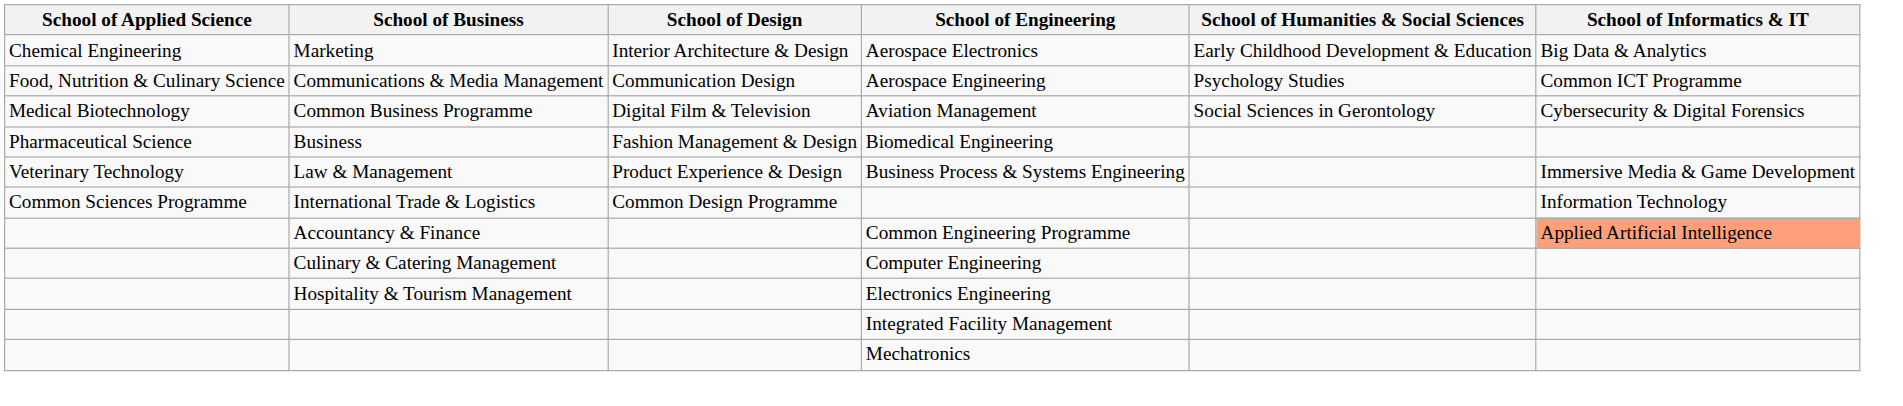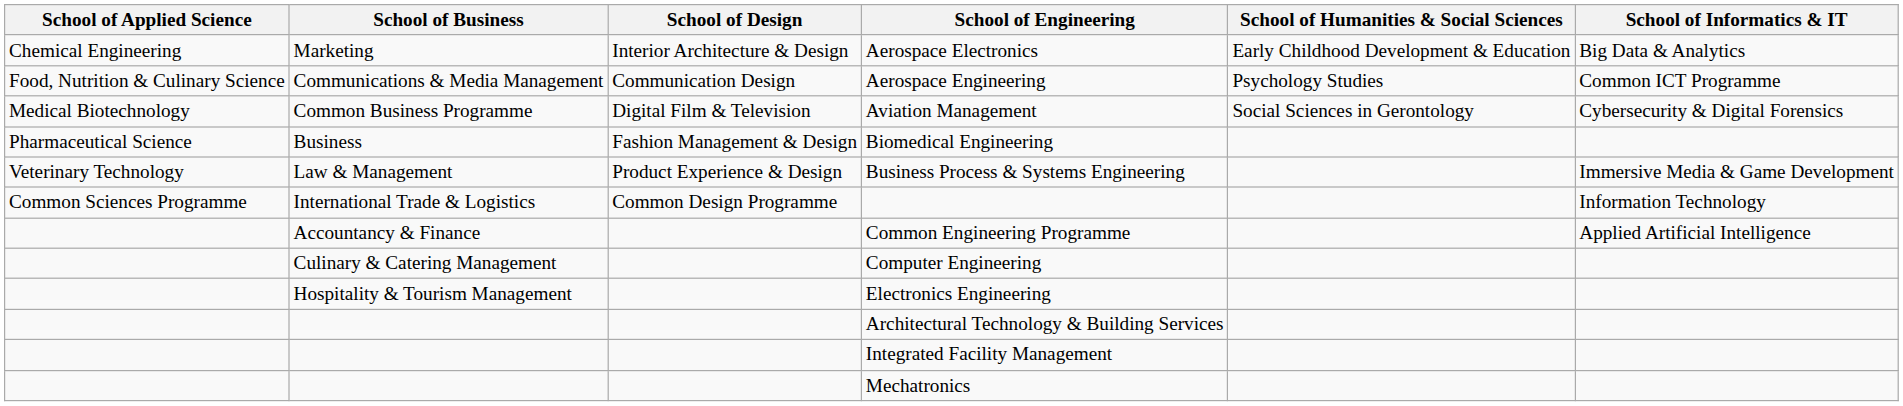(1656, 232) lightsalmon background -> (1695, 232) no background
+ row: (1045, 324)
